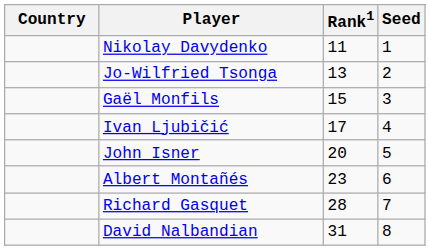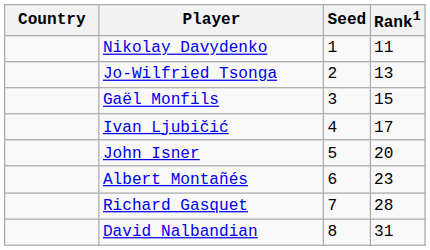columns swapped: (351, 20) <-> (401, 20)
